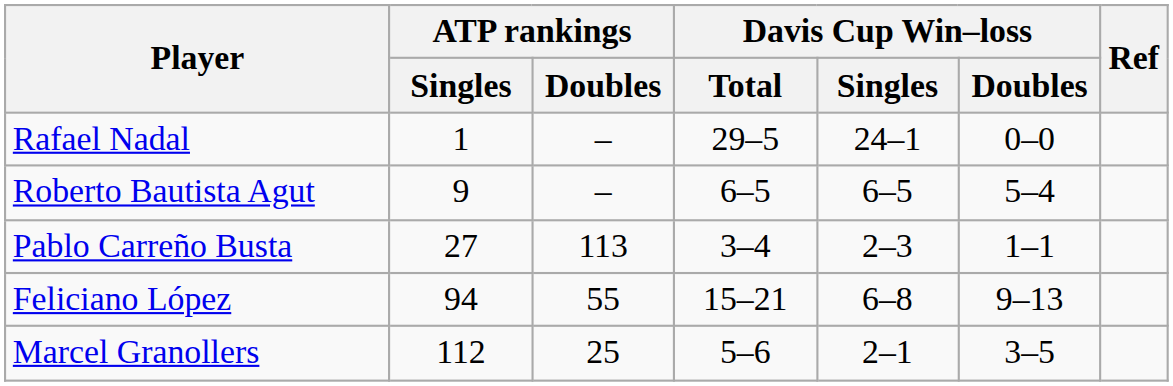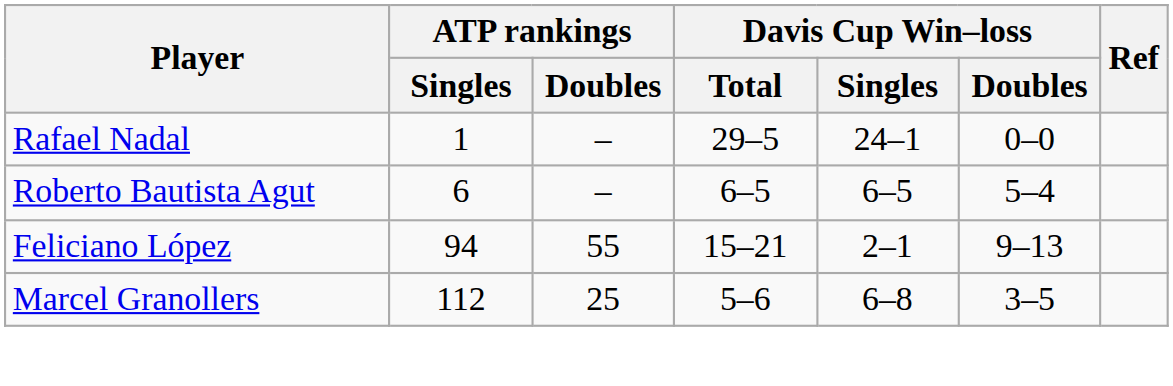(461, 191) 9 -> (461, 191) 6
- row: (153, 245)
(887, 298) 6–8 -> (887, 245) 2–1
(887, 352) 2–1 -> (887, 298) 6–8
